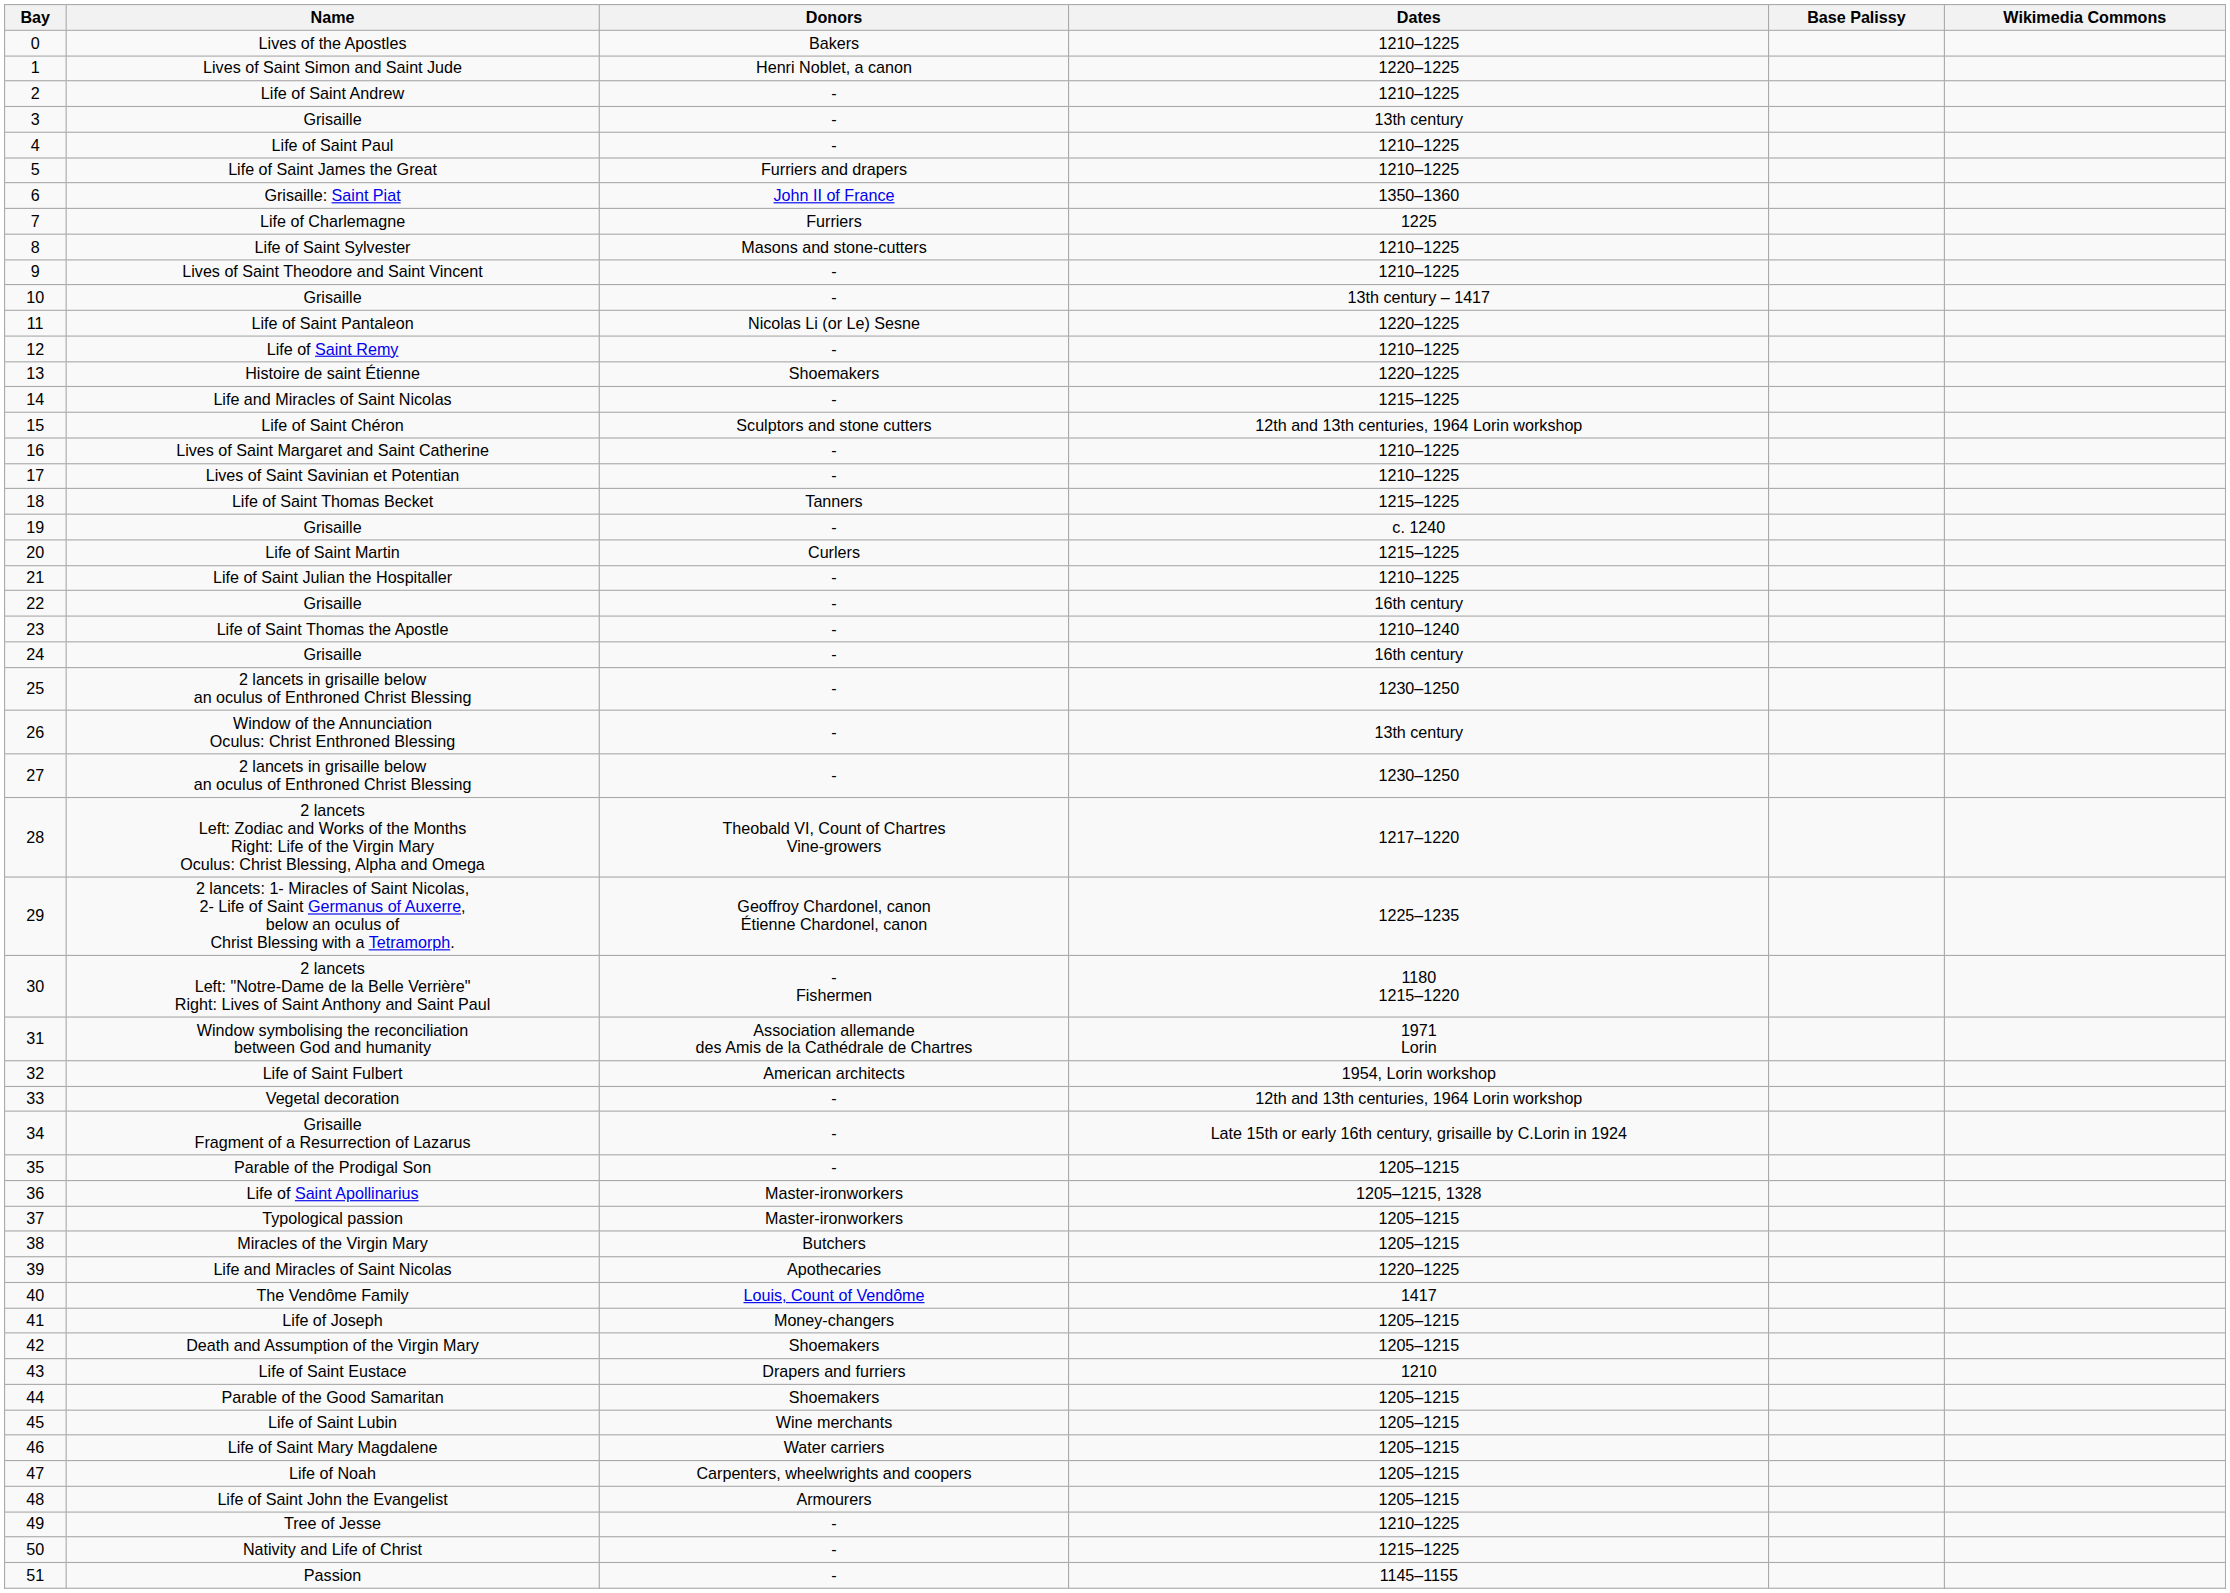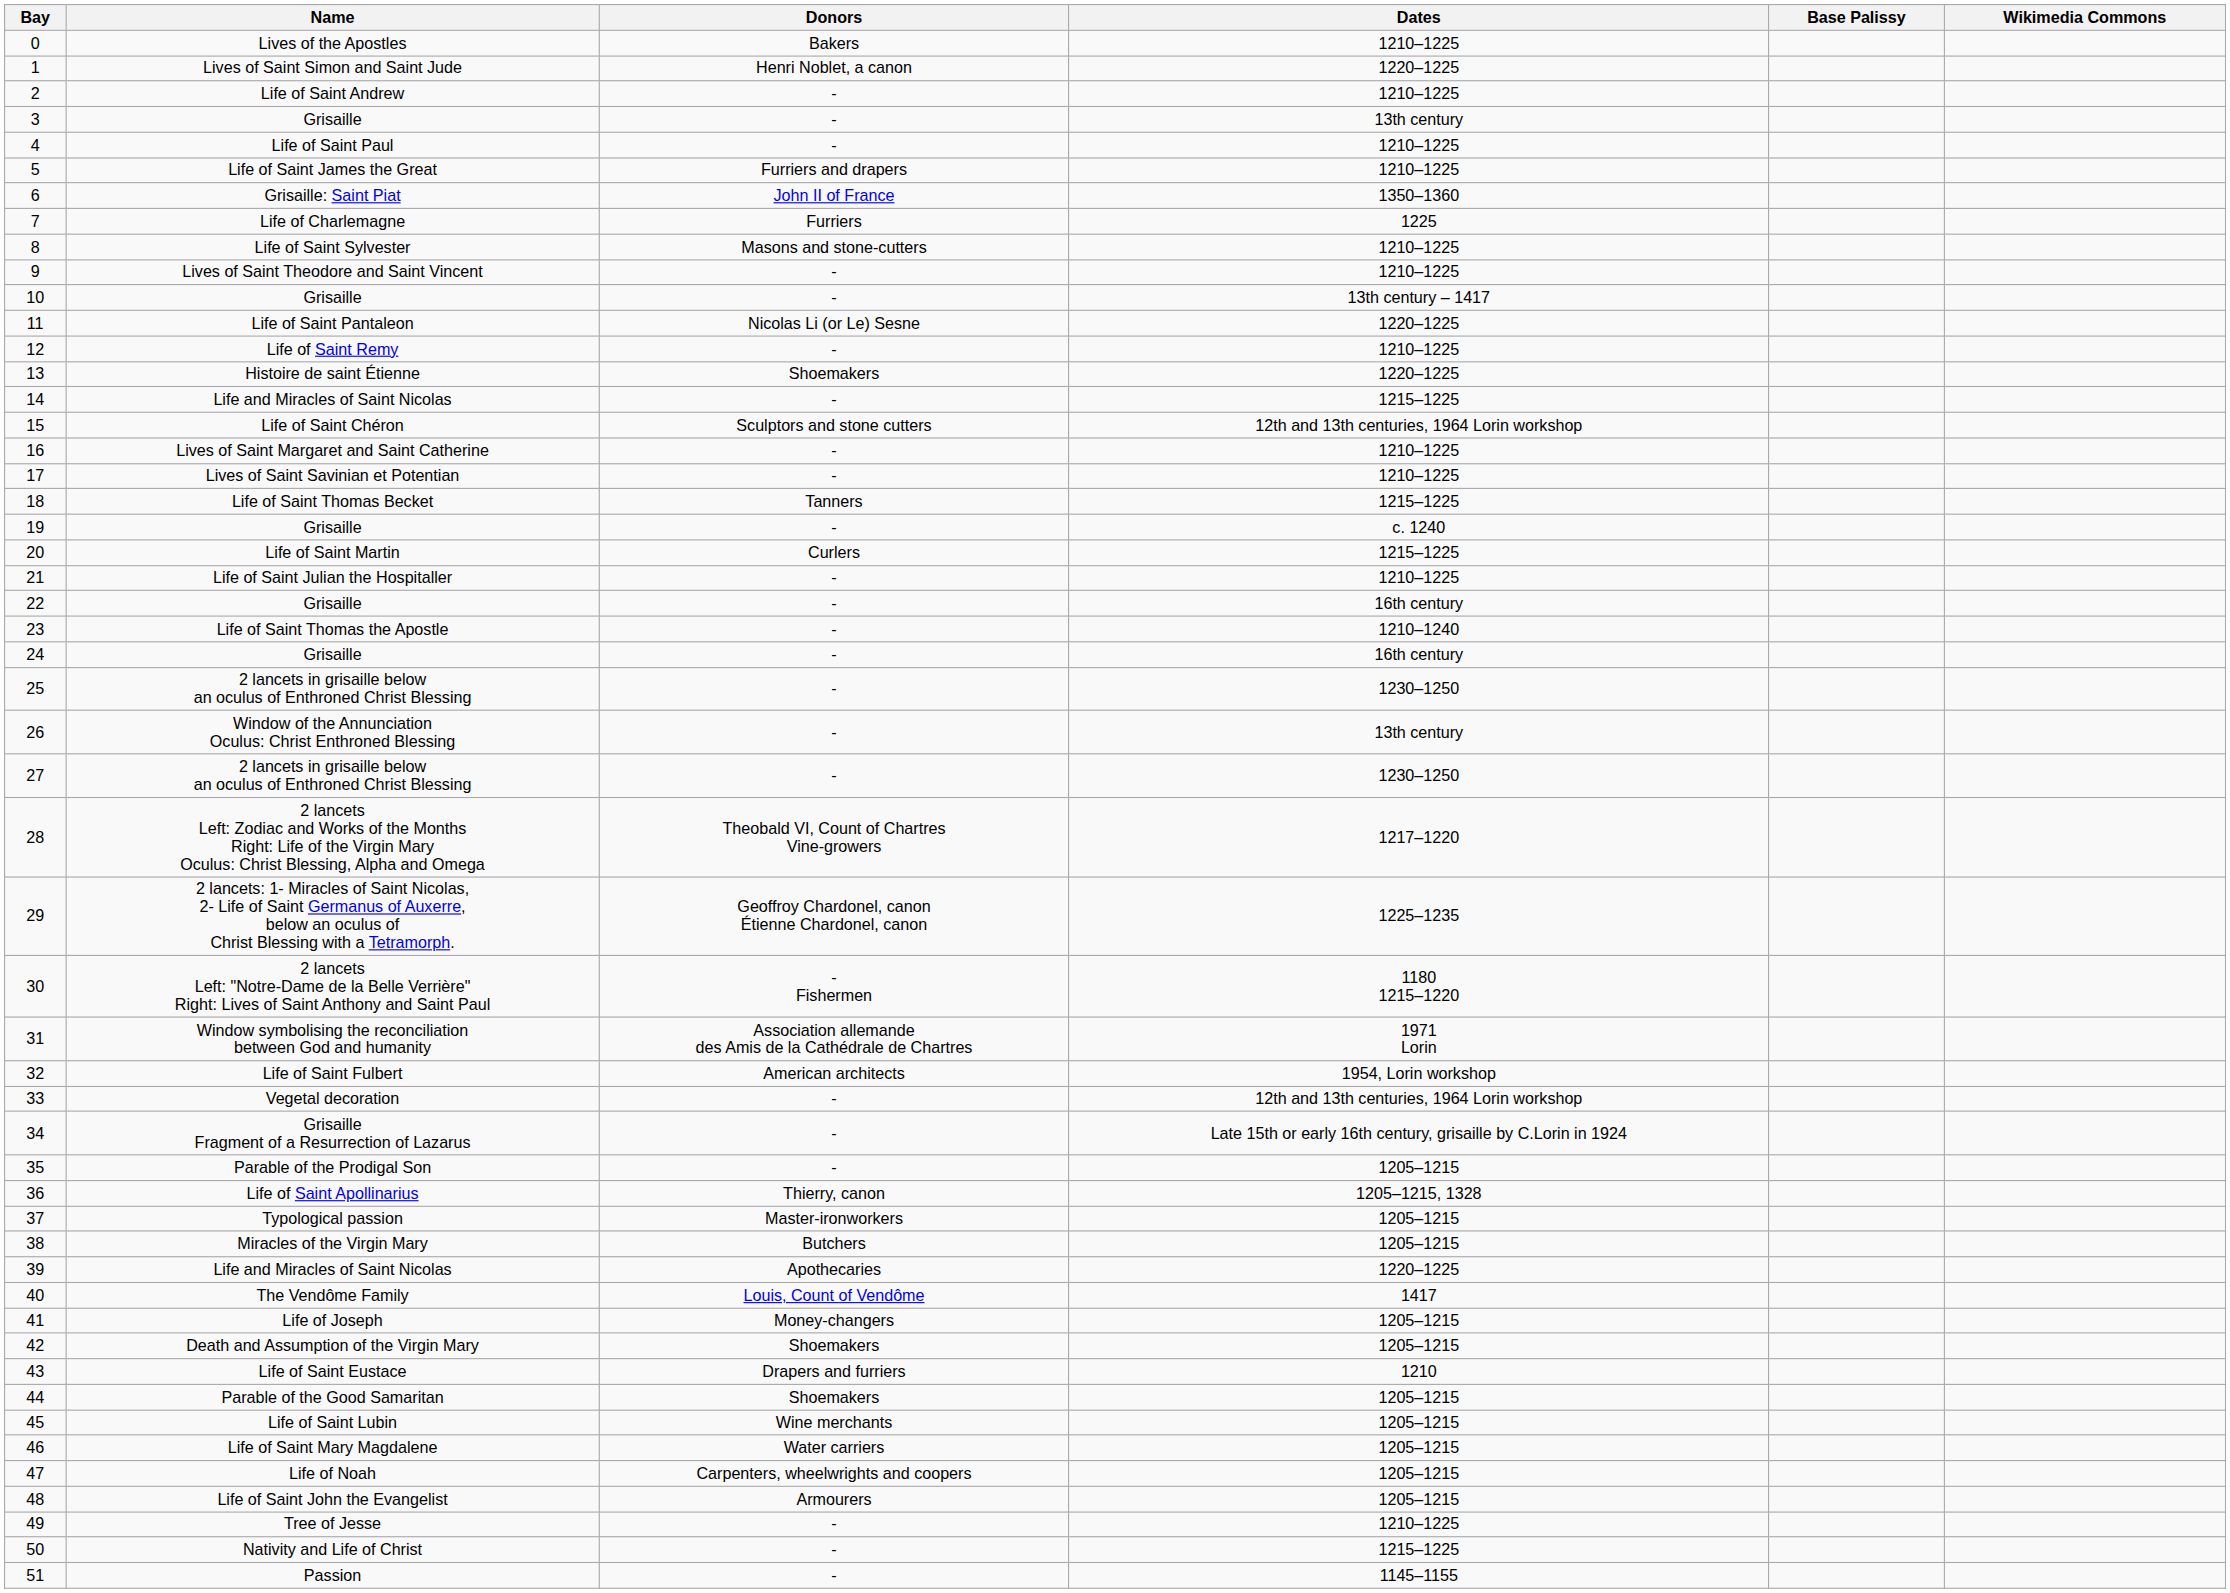(834, 1193) Master-ironworkers -> (834, 1193) Thierry, canon
